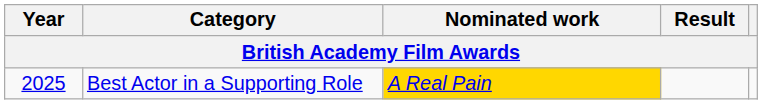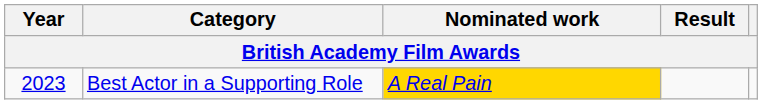(44, 83) 2025 -> (44, 83) 2023
